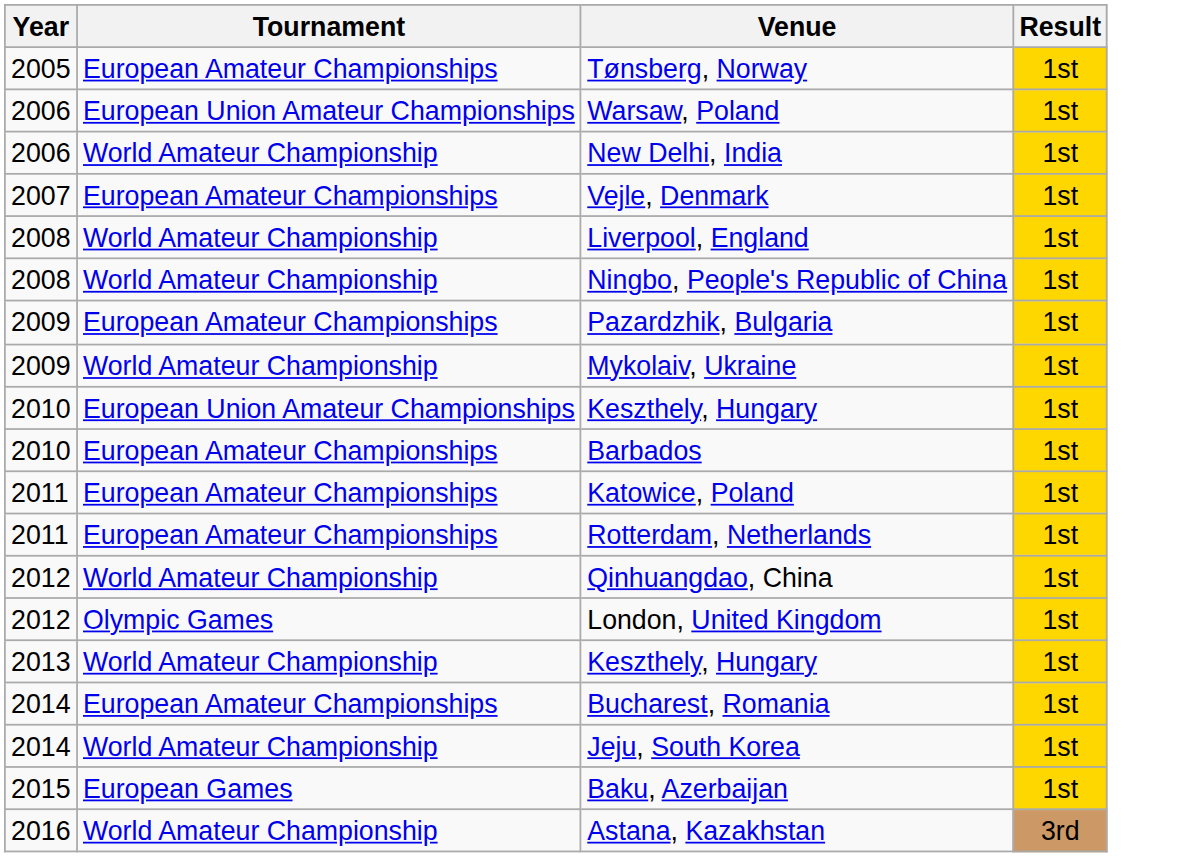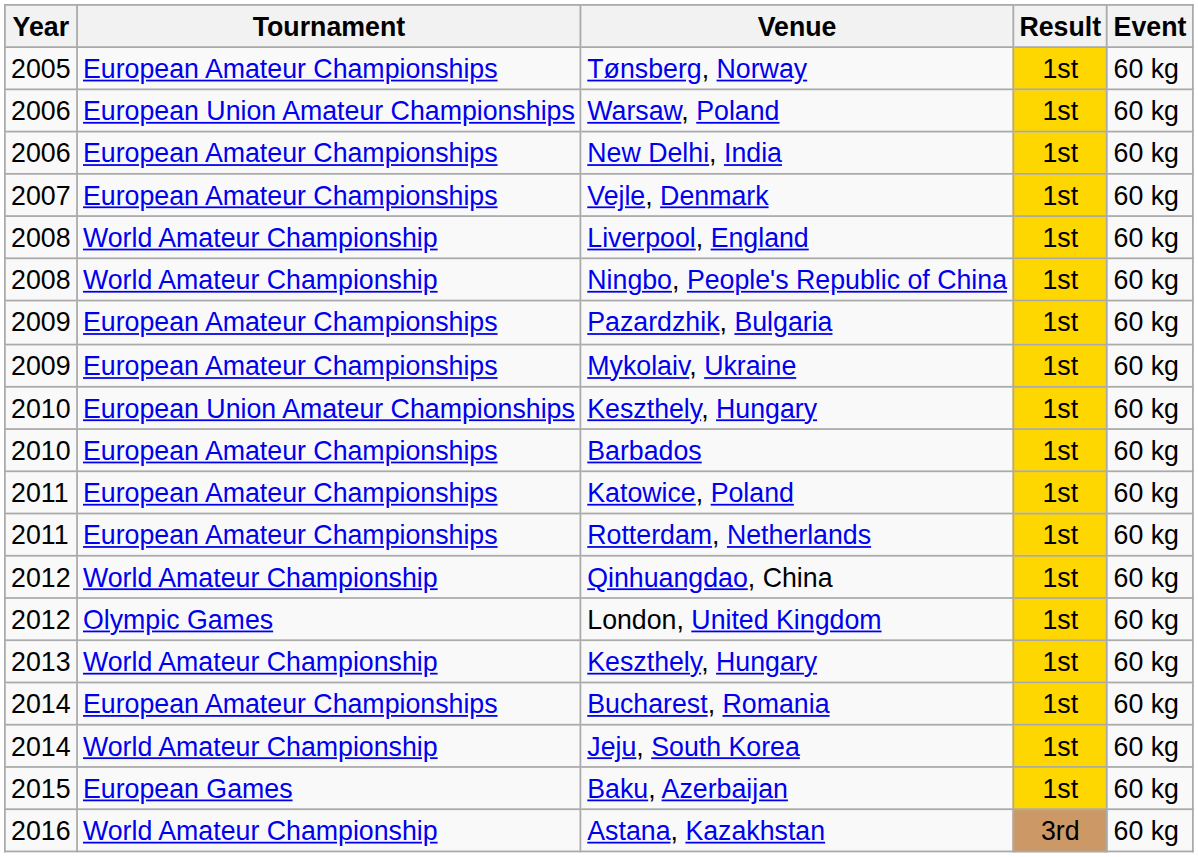+ column: (1150, 26)
(260, 153) World Amateur Championship -> (290, 153) European Amateur Championships
(260, 365) World Amateur Championship -> (290, 365) European Amateur Championships
